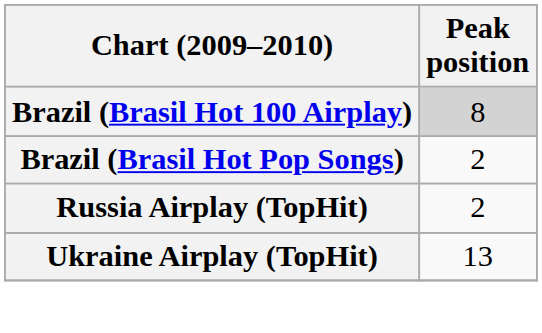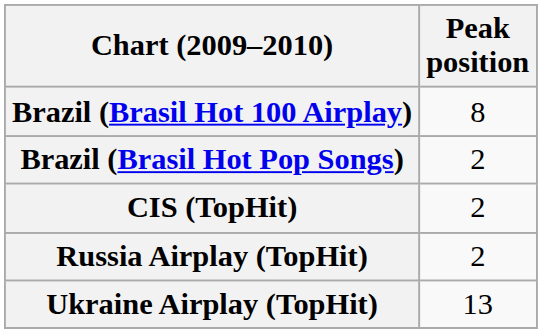(478, 111) lightgrey background -> (478, 111) no background
+ row: (212, 207)
